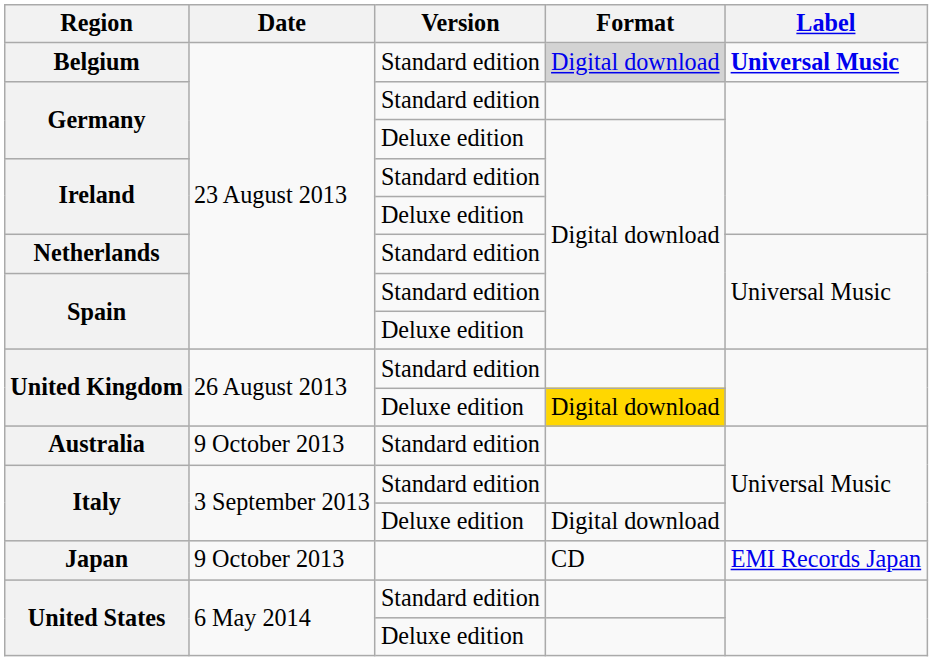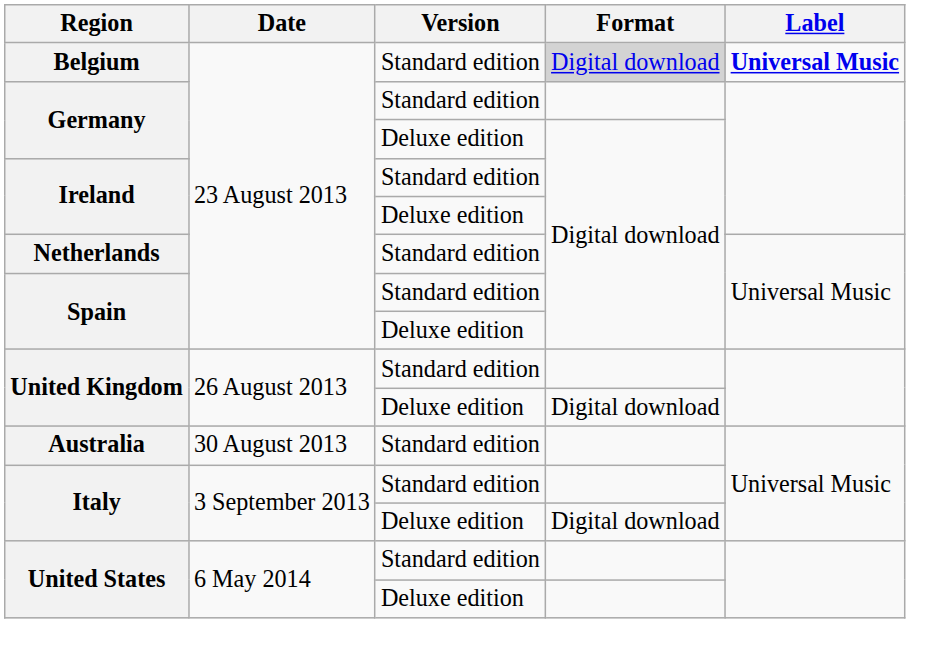(635, 406) gold background -> (635, 406) no background
(269, 445) 9 October 2013 -> (270, 445) 30 August 2013
- row: (97, 560)
